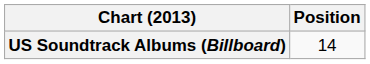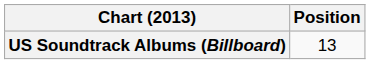(327, 44) 14 -> (327, 44) 13
